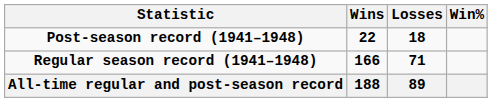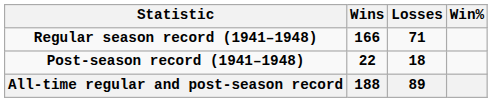rows swapped: (176, 63) <-> (176, 40)
